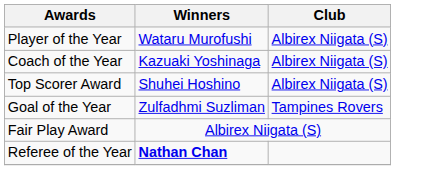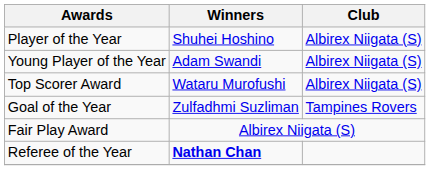(195, 38) Wataru Murofushi -> (223, 38) Shuhei Hoshino
+ row: (87, 61)
- row: (65, 61)
(189, 84) Shuhei Hoshino -> (229, 84) Wataru Murofushi
